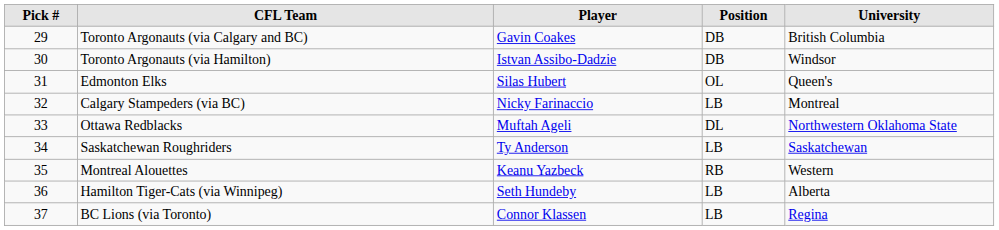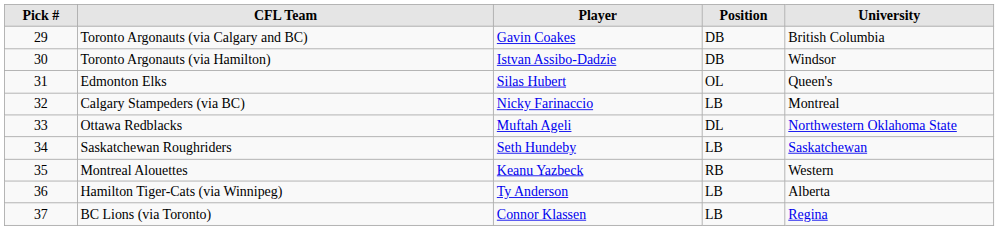(533, 147) Ty Anderson -> (536, 147) Seth Hundeby
(536, 192) Seth Hundeby -> (533, 192) Ty Anderson
